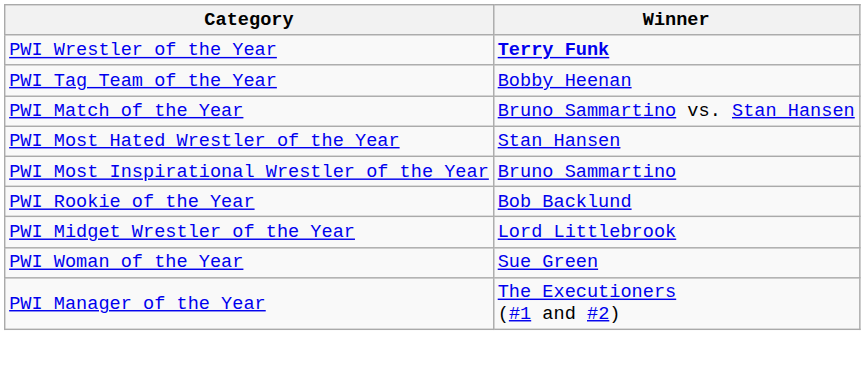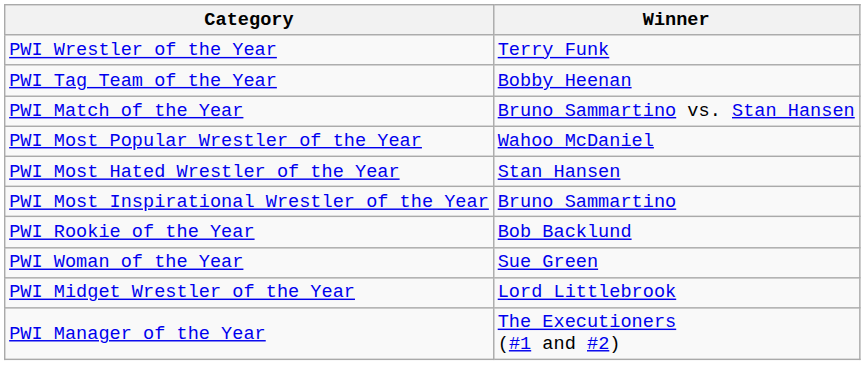(553, 50) bold -> (553, 50) normal
+ row: (216, 141)
rows swapped: (126, 262) <-> (182, 232)
